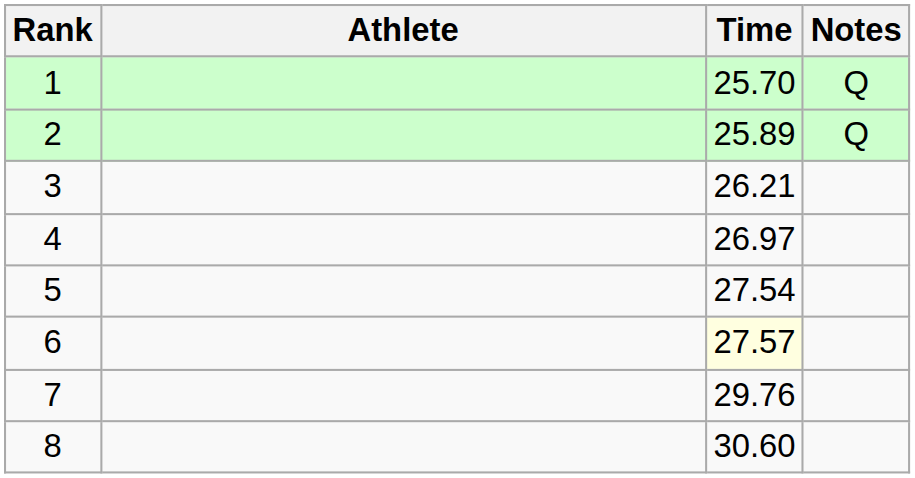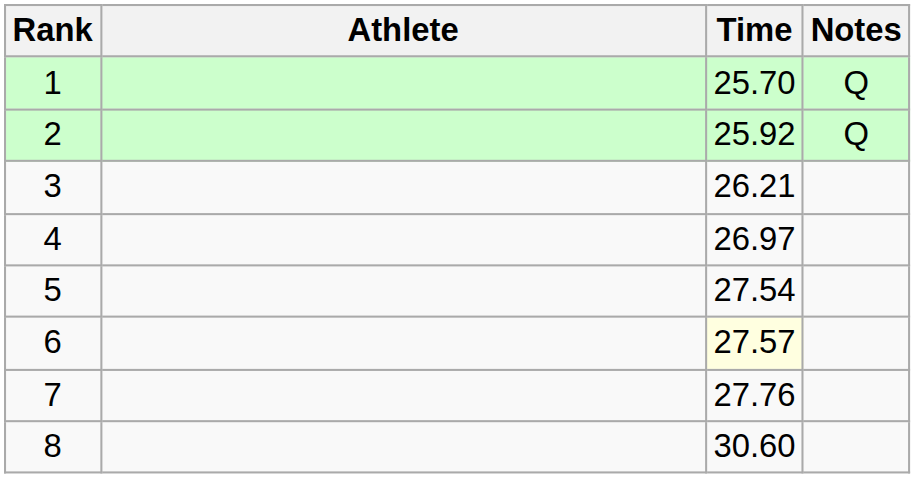(754, 134) 25.89 -> (754, 134) 25.92
(754, 394) 29.76 -> (754, 394) 27.76
